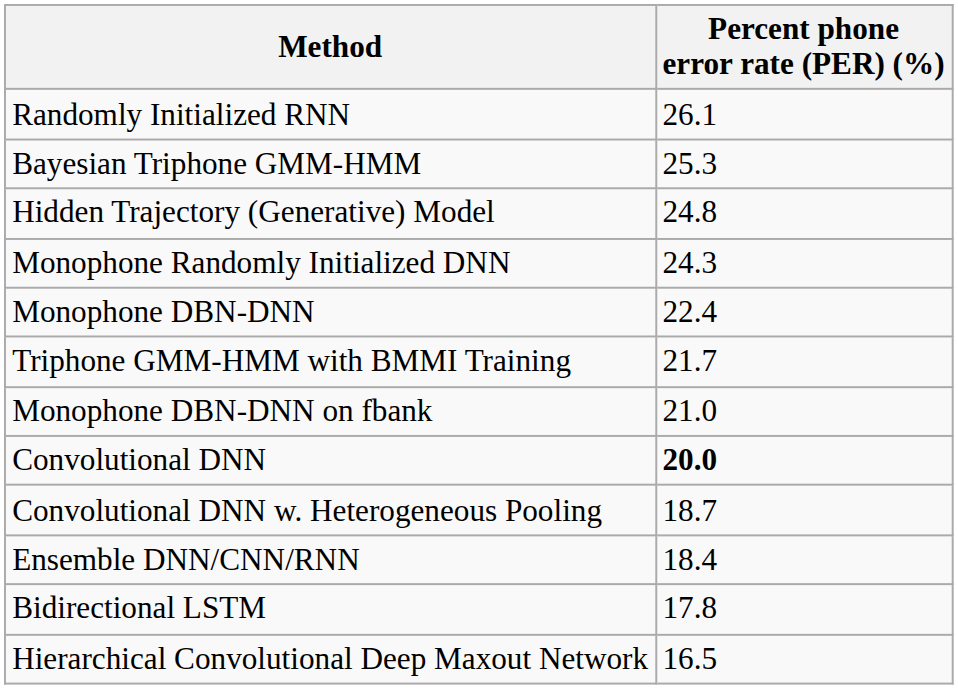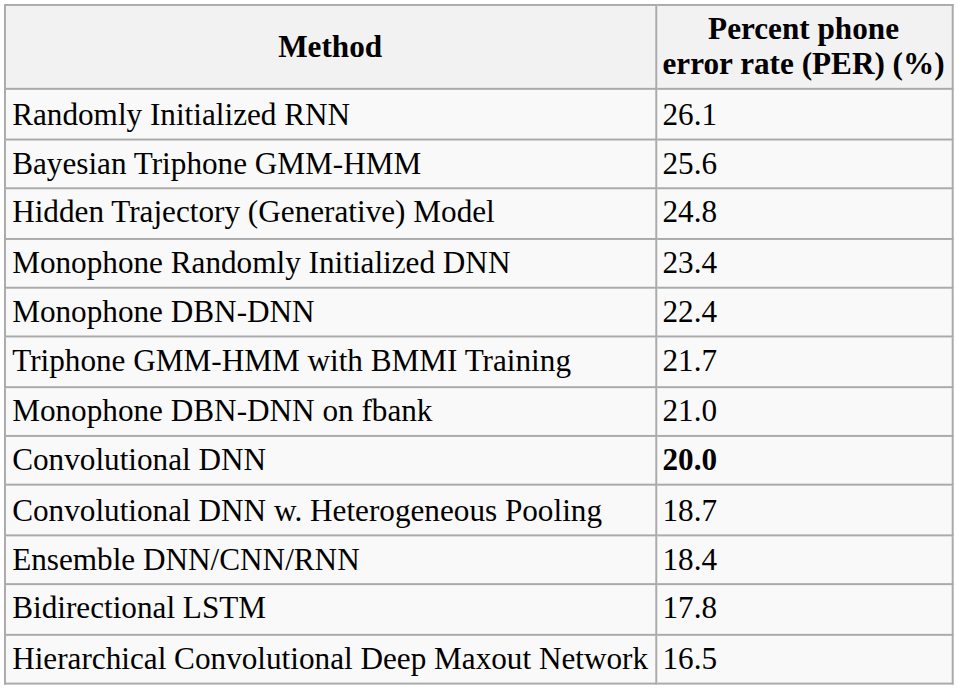(690, 163) 25.3 -> (690, 163) 25.6
(690, 262) 24.3 -> (690, 262) 23.4
